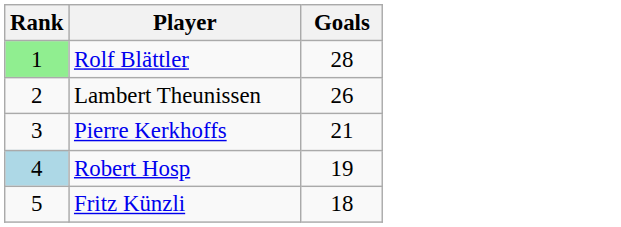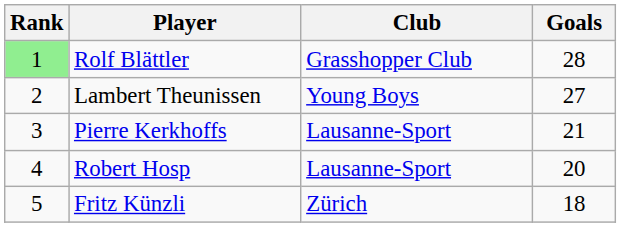+ column: (417, 22)
(342, 95) 26 -> (574, 95) 27
(37, 167) lightblue background -> (37, 167) no background
(342, 167) 19 -> (574, 167) 20
